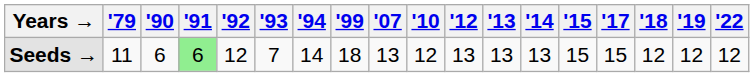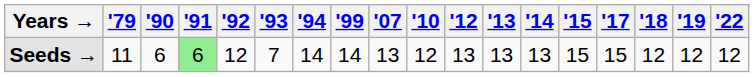(350, 54) 18 -> (350, 54) 14
